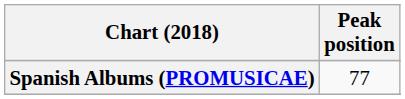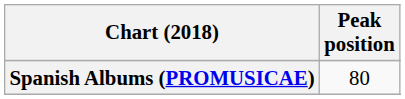(359, 77) 77 -> (359, 77) 80
